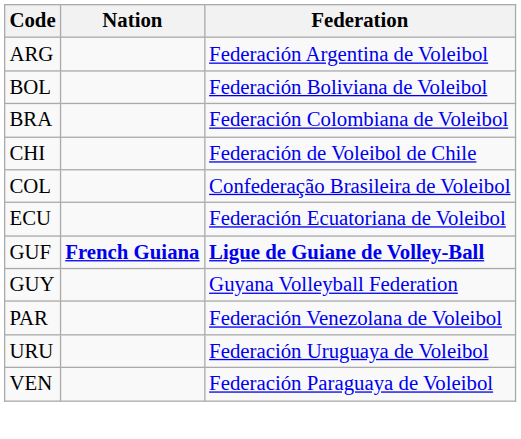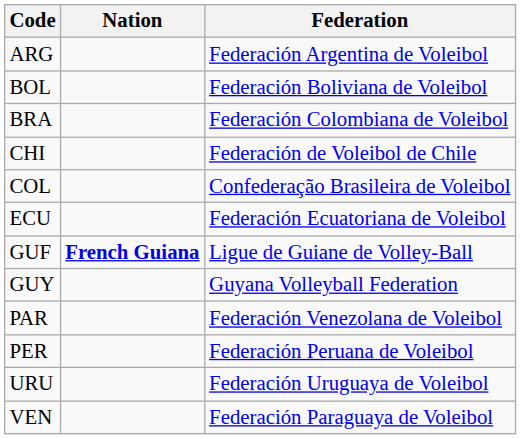(347, 251) bold -> (341, 251) normal
+ row: (29, 350)
